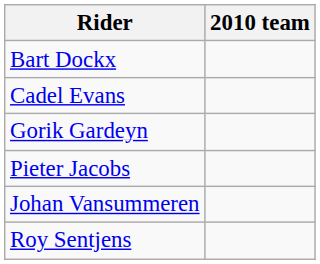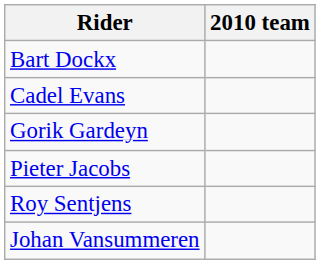rows swapped: (71, 240) <-> (105, 204)
